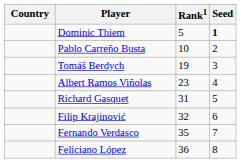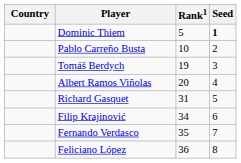(183, 82) 23 -> (183, 82) 20
(183, 116) 32 -> (183, 116) 34
